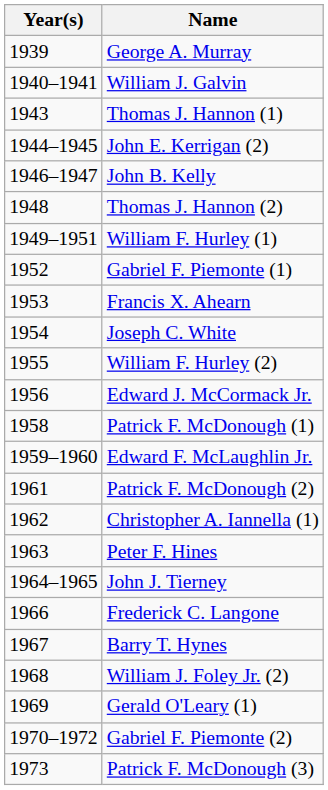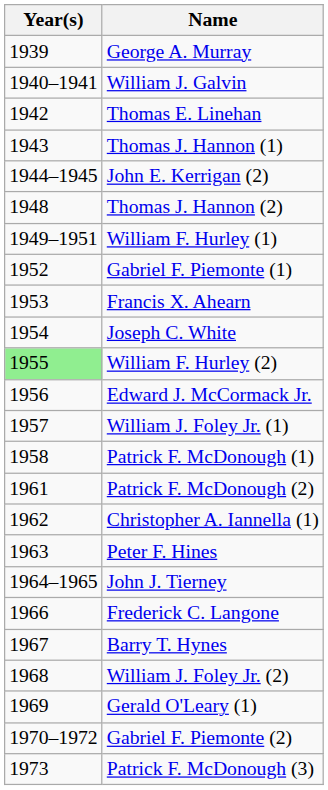+ row: (184, 113)
- row: (161, 176)
(29, 363) no background -> (29, 363) lightgreen background
+ row: (198, 425)
- row: (210, 457)
